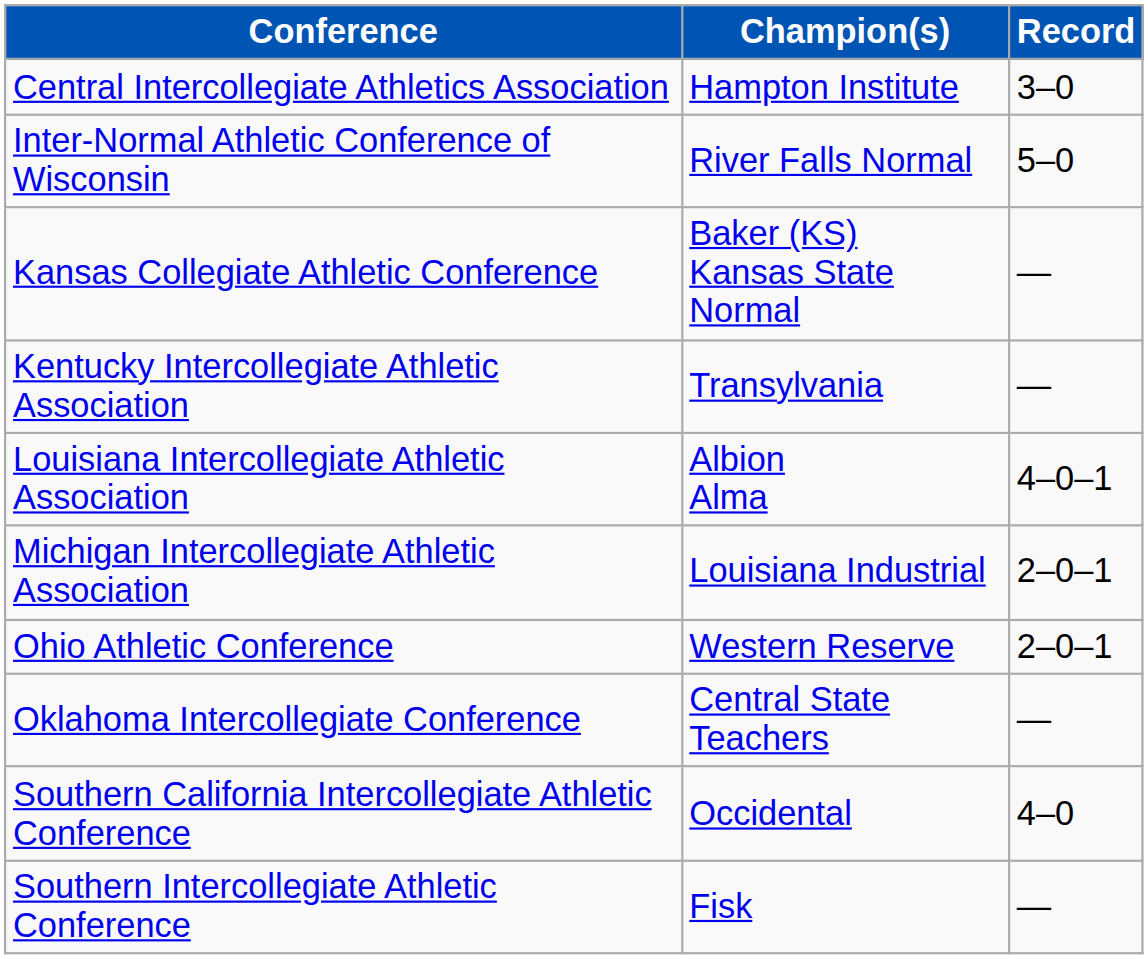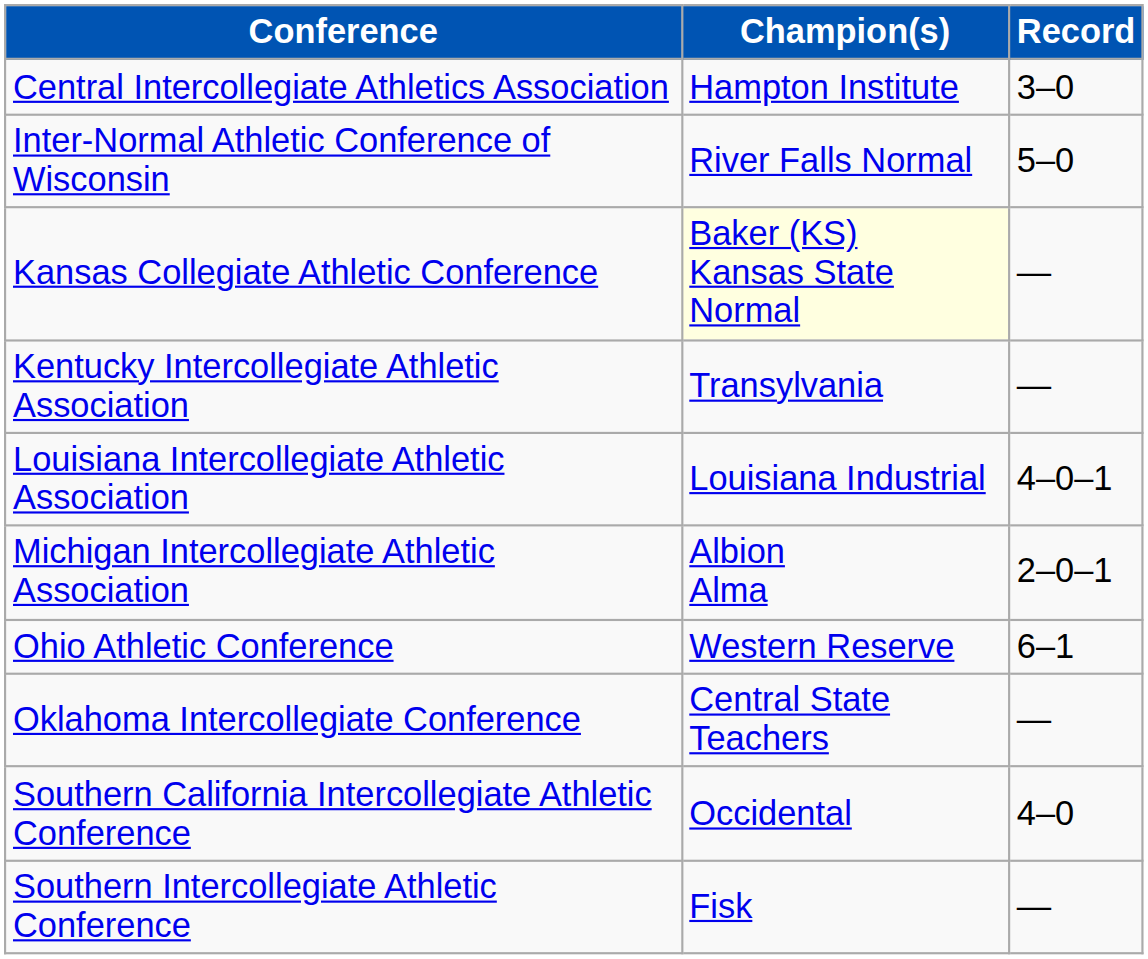(792, 272) no background -> (792, 272) lightyellow background
(737, 478) Albion Alma -> (837, 478) Louisiana Industrial
(837, 571) Louisiana Industrial -> (737, 571) Albion Alma
(1065, 645) 2–0–1 -> (1045, 645) 6–1
